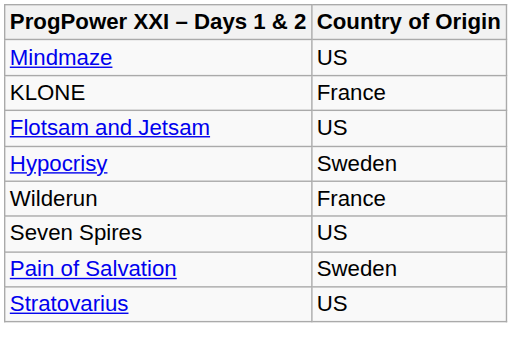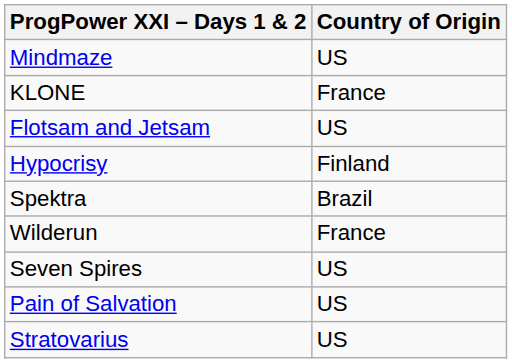(357, 163) Sweden -> (353, 163) Finland
+ row: (48, 198)
(357, 269) Sweden -> (332, 304) US
